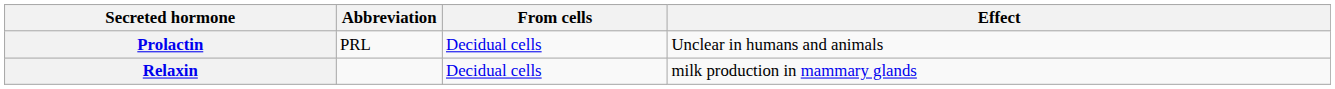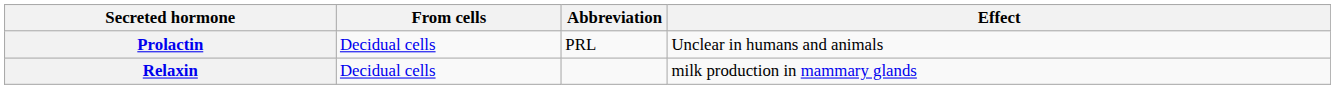columns swapped: (389, 17) <-> (555, 17)
